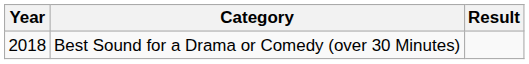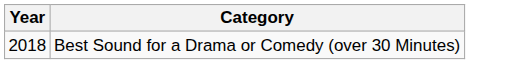- column: (494, 17)
